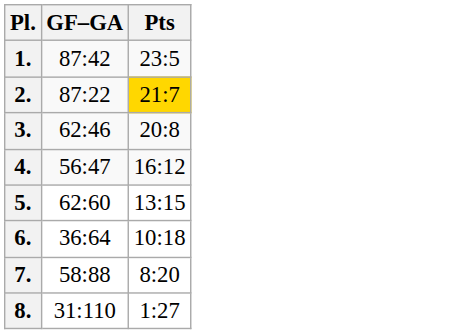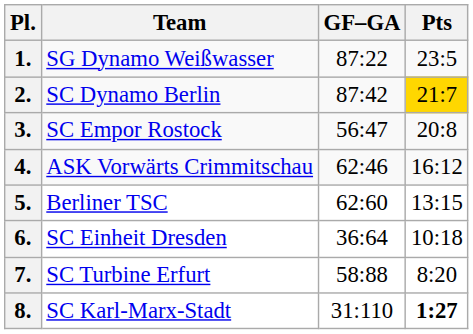+ column: (180, 22)
(85, 58) 87:42 -> (362, 58) 87:22
(85, 94) 87:22 -> (362, 94) 87:42
(85, 130) 62:46 -> (362, 130) 56:47
(85, 166) 56:47 -> (362, 166) 62:46
(160, 310) normal -> (437, 310) bold
